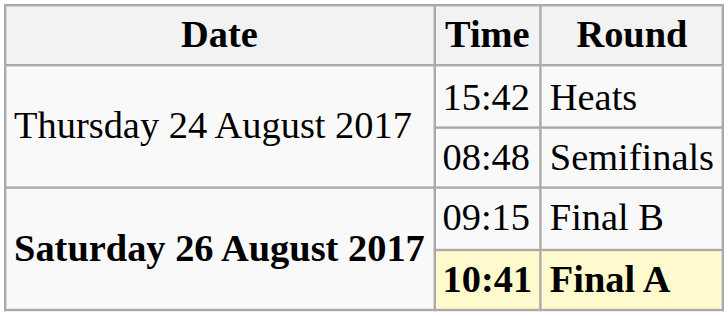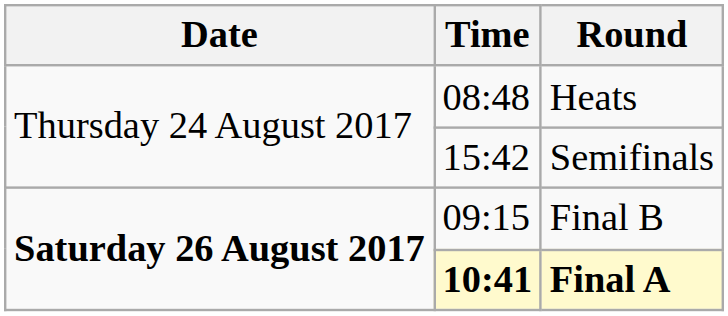(486, 95) 15:42 -> (486, 95) 08:48
(486, 156) 08:48 -> (486, 156) 15:42
